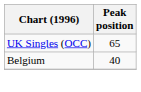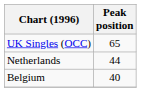+ row: (34, 60)
